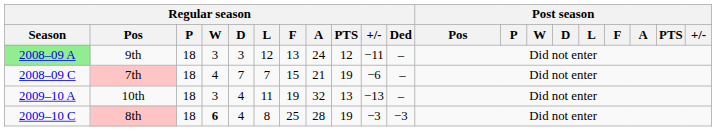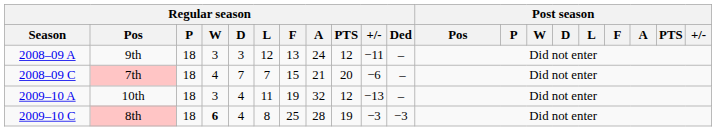(47, 55) lightgreen background -> (47, 55) no background
(346, 75) 19 -> (346, 75) 20
(346, 95) 13 -> (346, 95) 12
